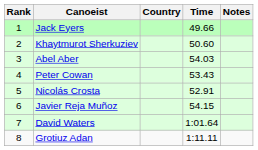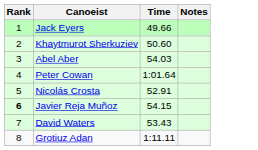- column: (162, 12)
(202, 75) 53.43 -> (159, 75) 1:01.64
(19, 106) normal -> (19, 106) bold
(202, 122) 1:01.64 -> (159, 122) 53.43
